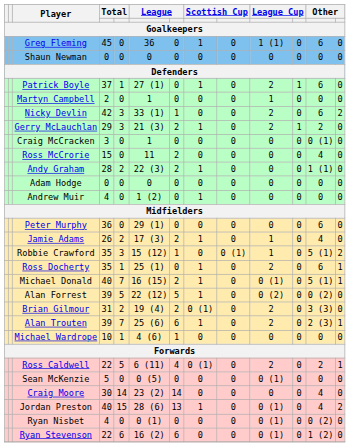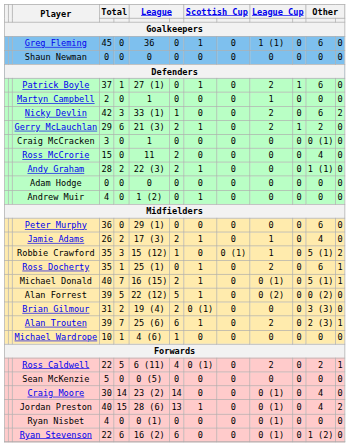(122, 127) 3 -> (122, 127) 6
(271, 309) 2 -> (271, 309) 0
(271, 379) 0 (1) -> (271, 379) 0
(271, 393) 0 -> (271, 393) 0 (1)
(321, 421) 0 (2) -> (321, 421) 0
